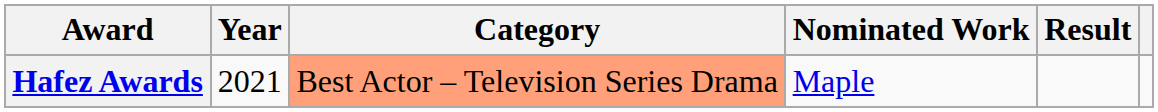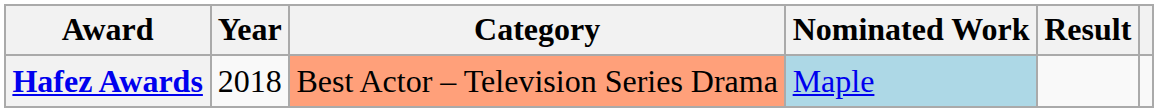(250, 80) 2021 -> (250, 80) 2018
(834, 80) no background -> (834, 80) lightblue background
